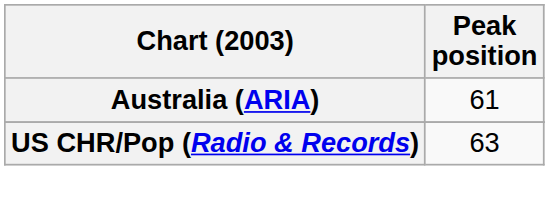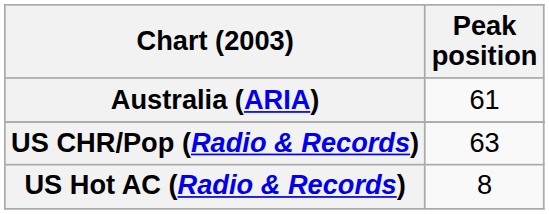+ row: (215, 186)
